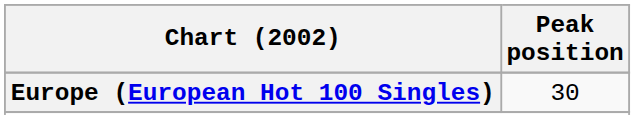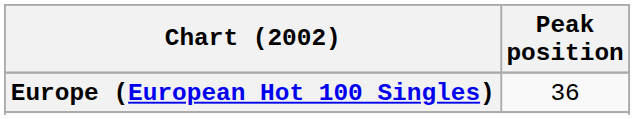(565, 93) 30 -> (565, 93) 36
